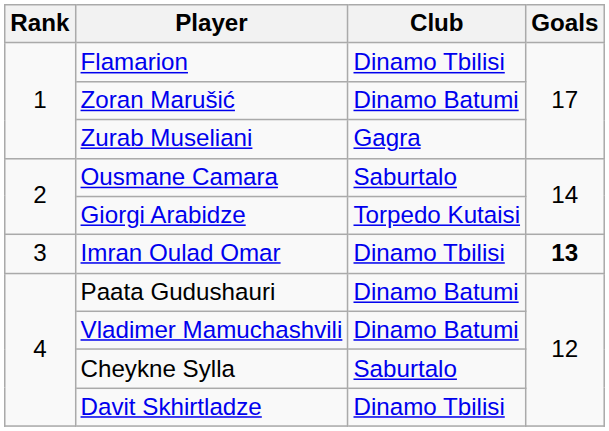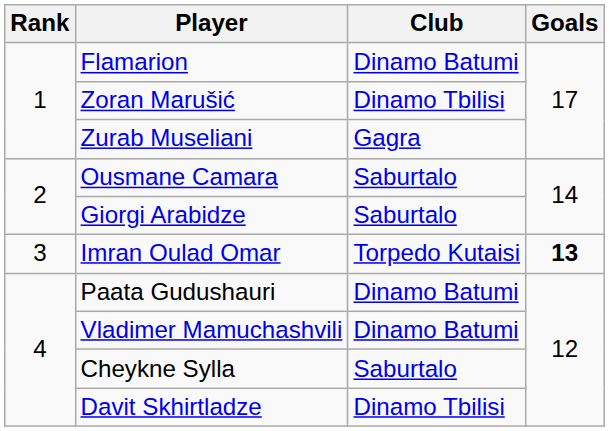(429, 61) Dinamo Tbilisi -> (436, 61) Dinamo Batumi
(436, 100) Dinamo Batumi -> (429, 100) Dinamo Tbilisi
(437, 215) Torpedo Kutaisi -> (405, 215) Saburtalo
(429, 253) Dinamo Tbilisi -> (437, 253) Torpedo Kutaisi
